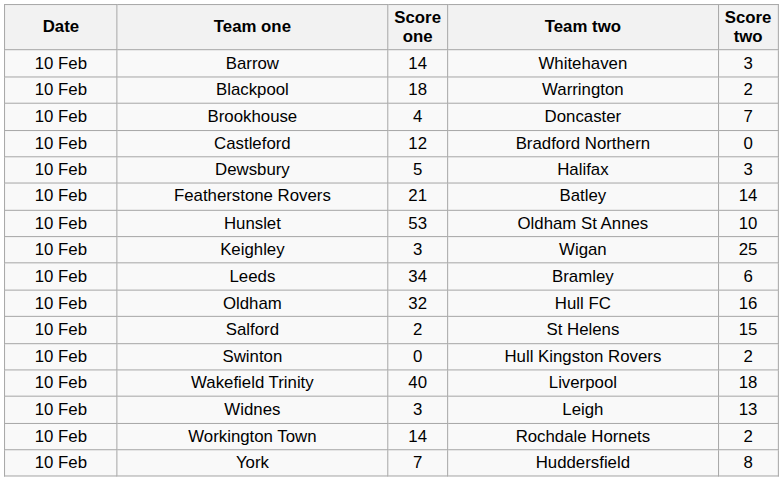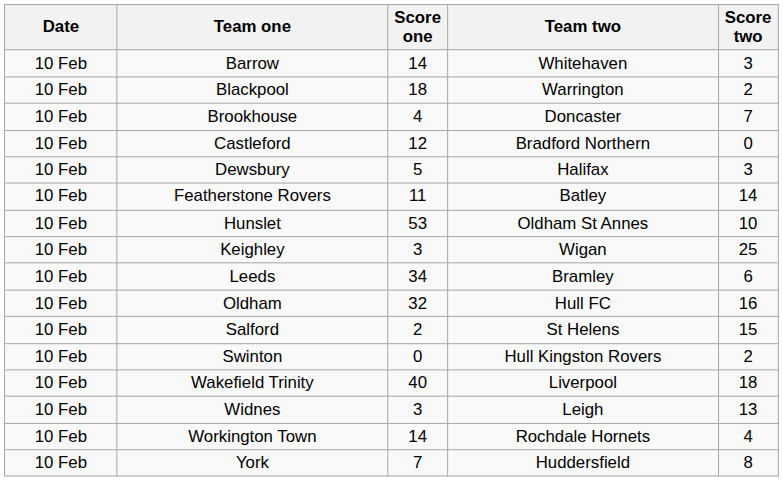(418, 196) 21 -> (418, 196) 11
(748, 436) 2 -> (748, 436) 4
